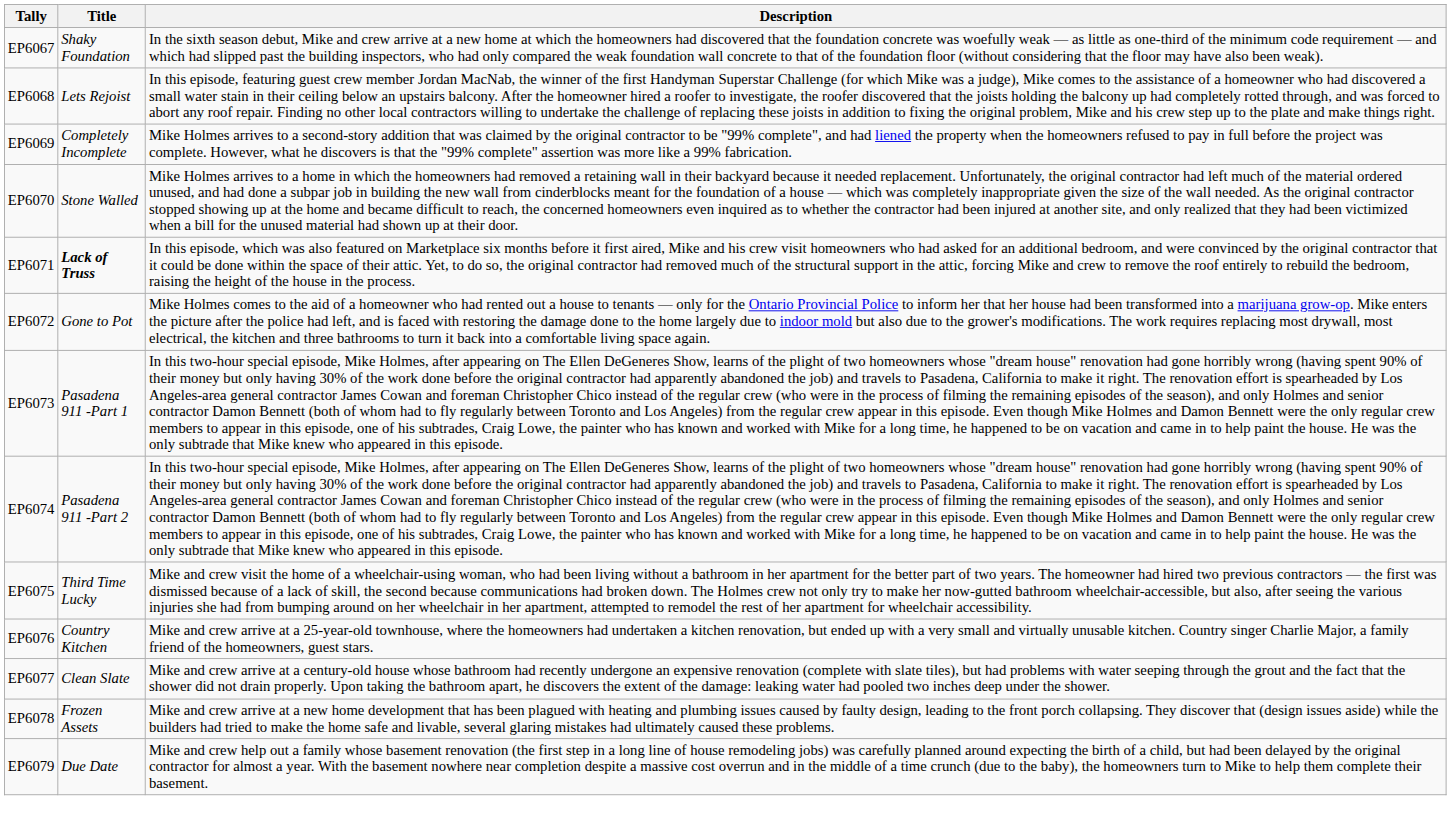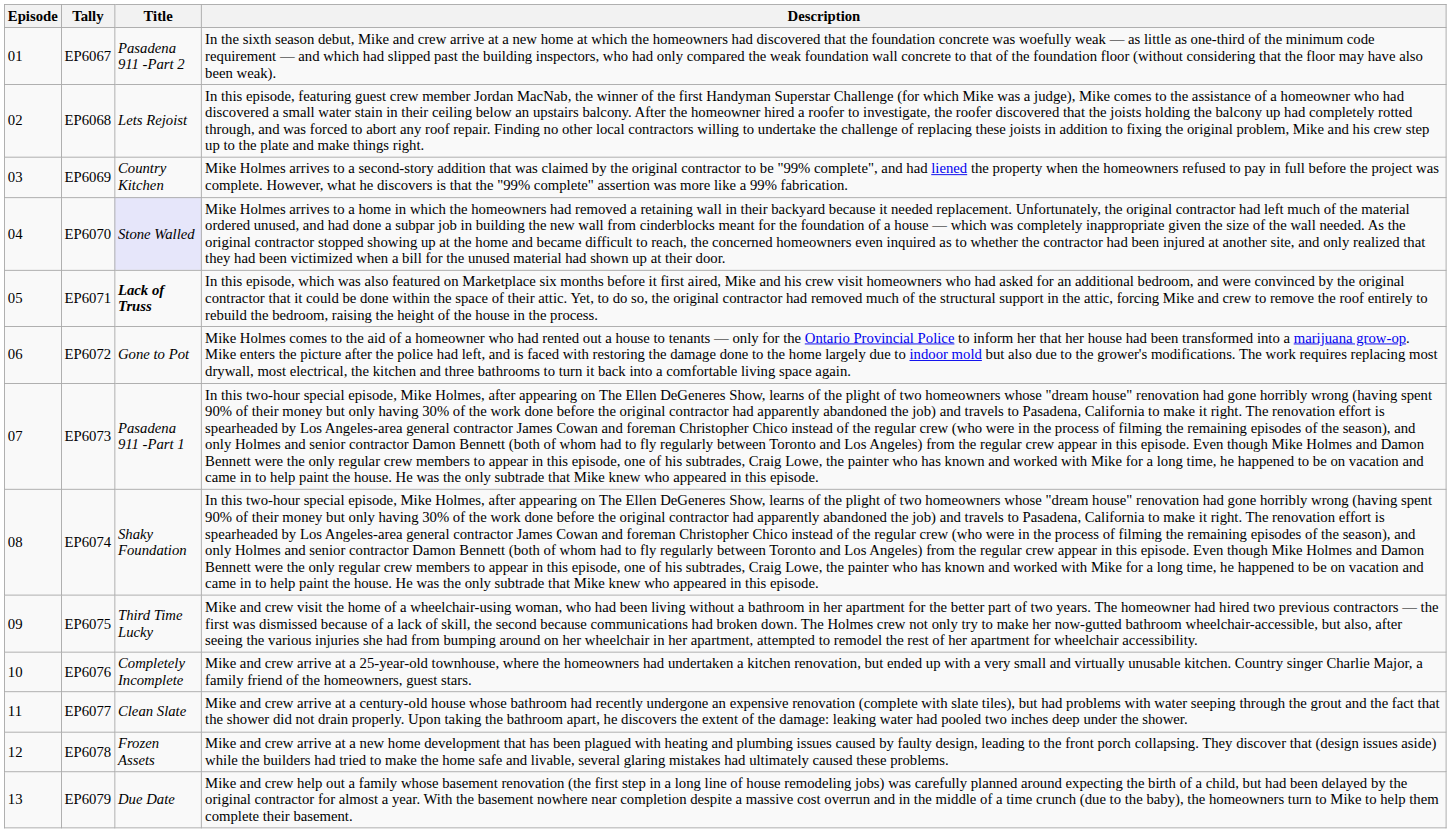+ column: (33, 16)
(96, 47) Shaky Foundation -> (151, 56) Pasadena 911 -Part 2
(95, 144) Completely Incomplete -> (142, 177) Country Kitchen
(100, 200) no background -> (156, 233) lavender background
(95, 509) Pasadena 911 -Part 2 -> (152, 542) Shaky Foundation
(85, 638) Country Kitchen -> (151, 671) Completely Incomplete
